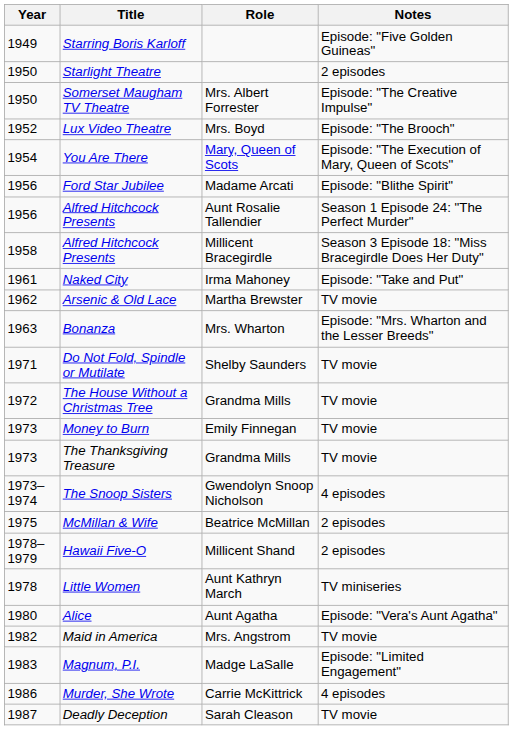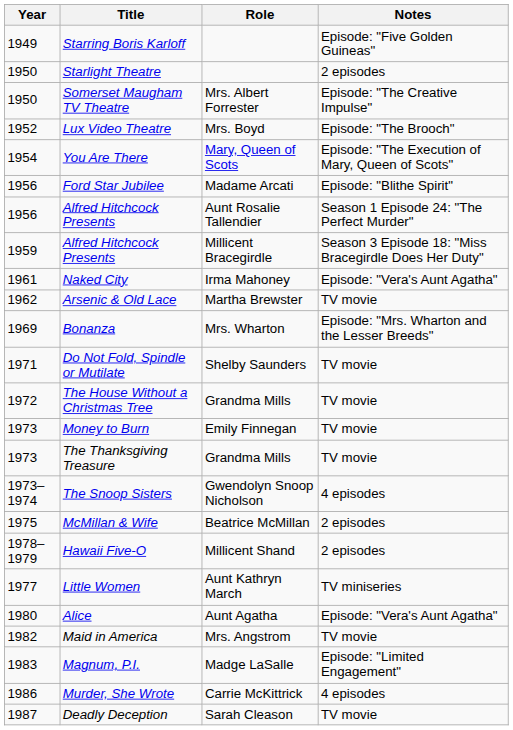(22, 250) 1958 -> (22, 250) 1959
(392, 279) Episode: "Take and Put" -> (409, 279) Episode: "Vera's Aunt Agatha"
(22, 328) 1963 -> (22, 328) 1969
(22, 587) 1978 -> (22, 587) 1977
